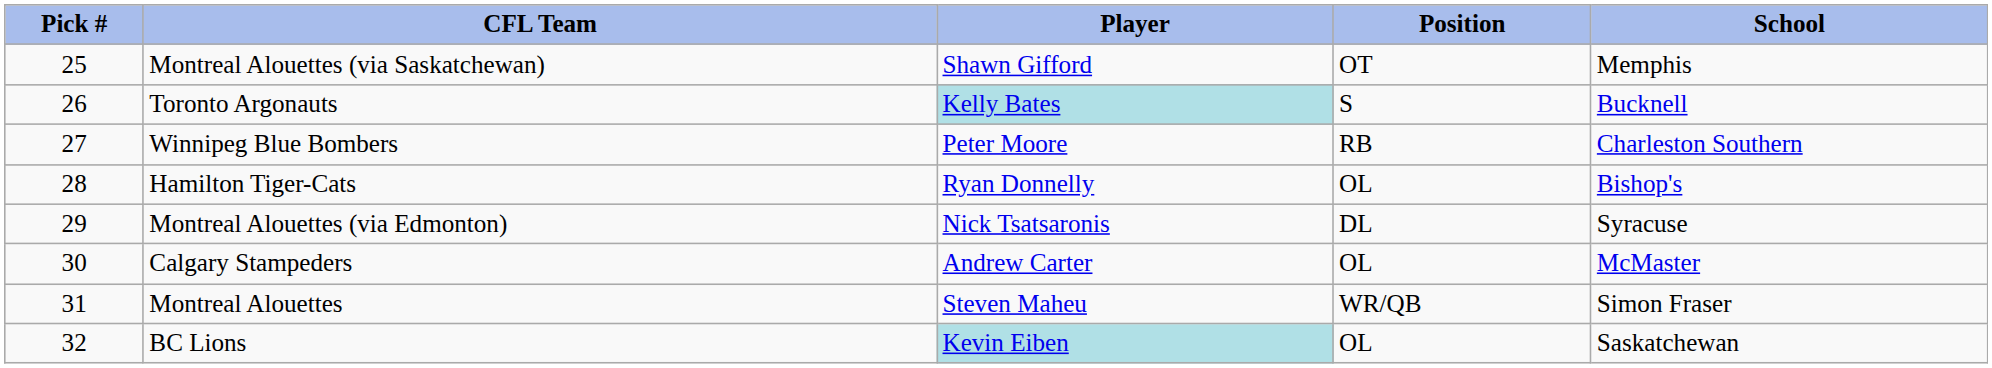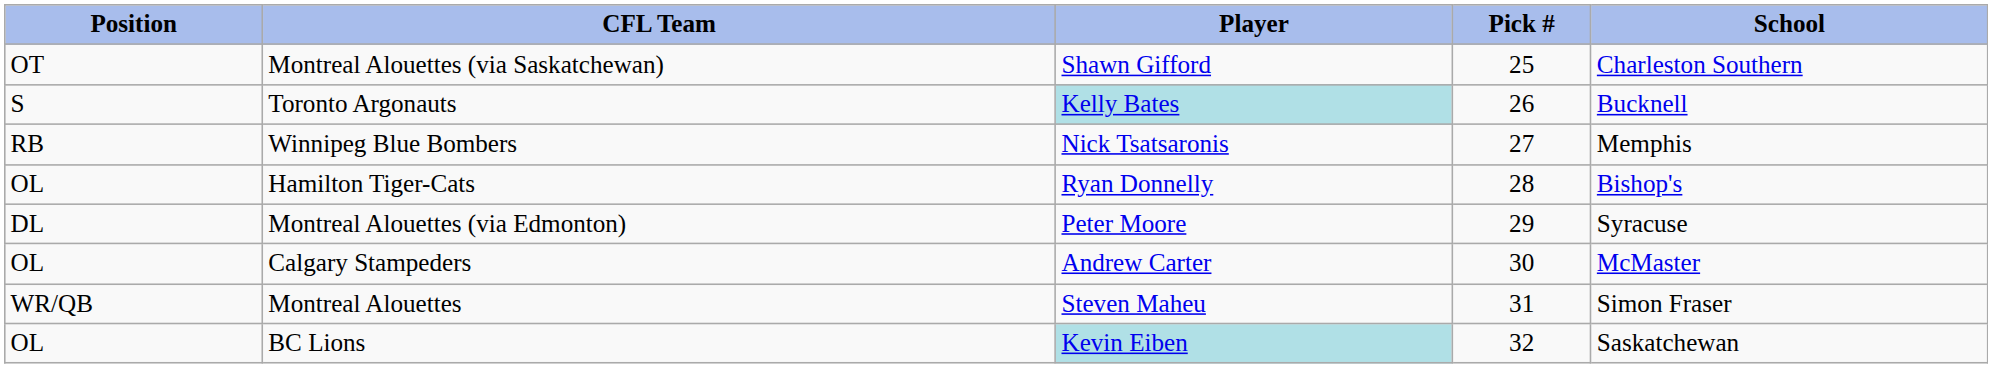columns swapped: (74, 24) <-> (1462, 24)
(1644, 64) Memphis -> (1700, 64) Charleston Southern
(1005, 143) Peter Moore -> (1145, 143) Nick Tsatsaronis
(1700, 143) Charleston Southern -> (1644, 143) Memphis
(1026, 223) Nick Tsatsaronis -> (1124, 223) Peter Moore
